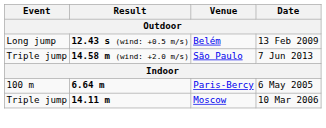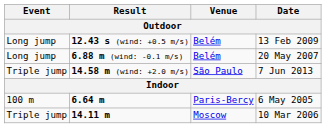+ row: (127, 56)
